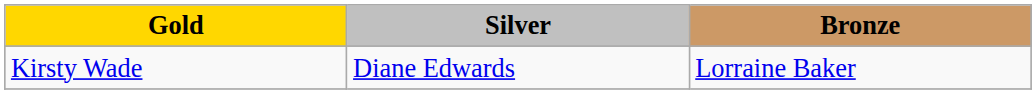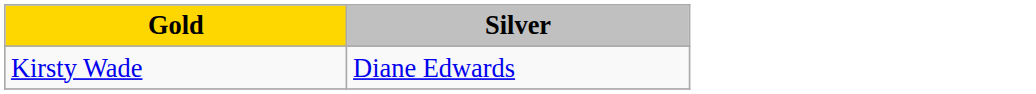- column: (860, 25)
